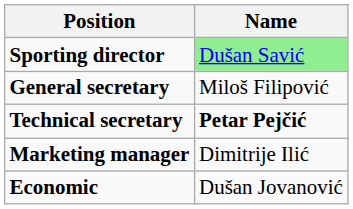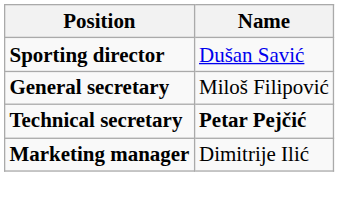(252, 54) lightgreen background -> (252, 54) no background
- row: (54, 187)
